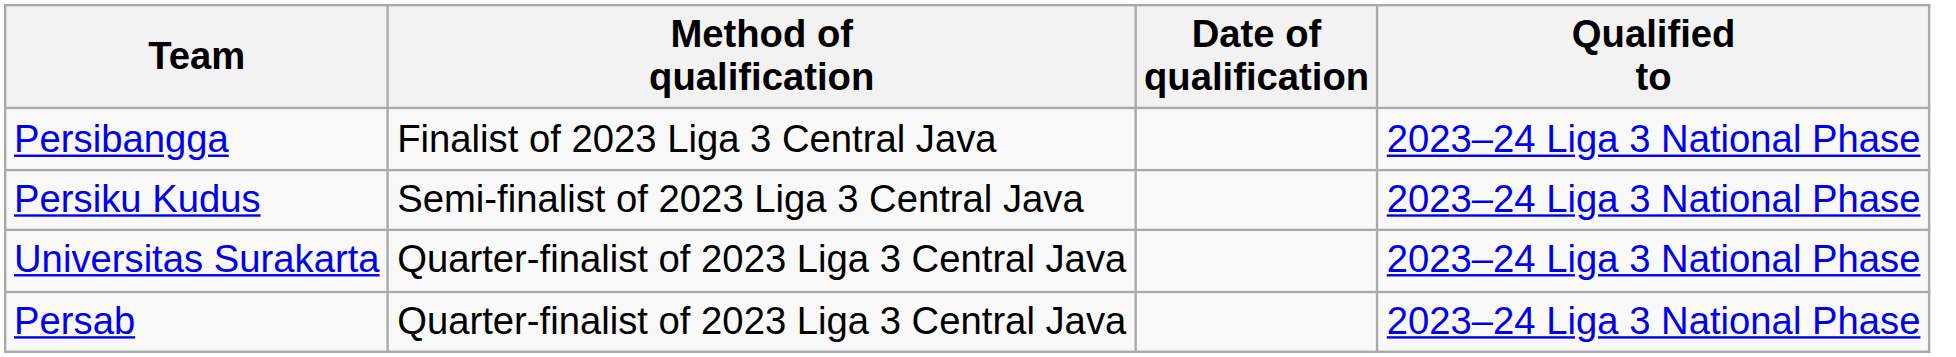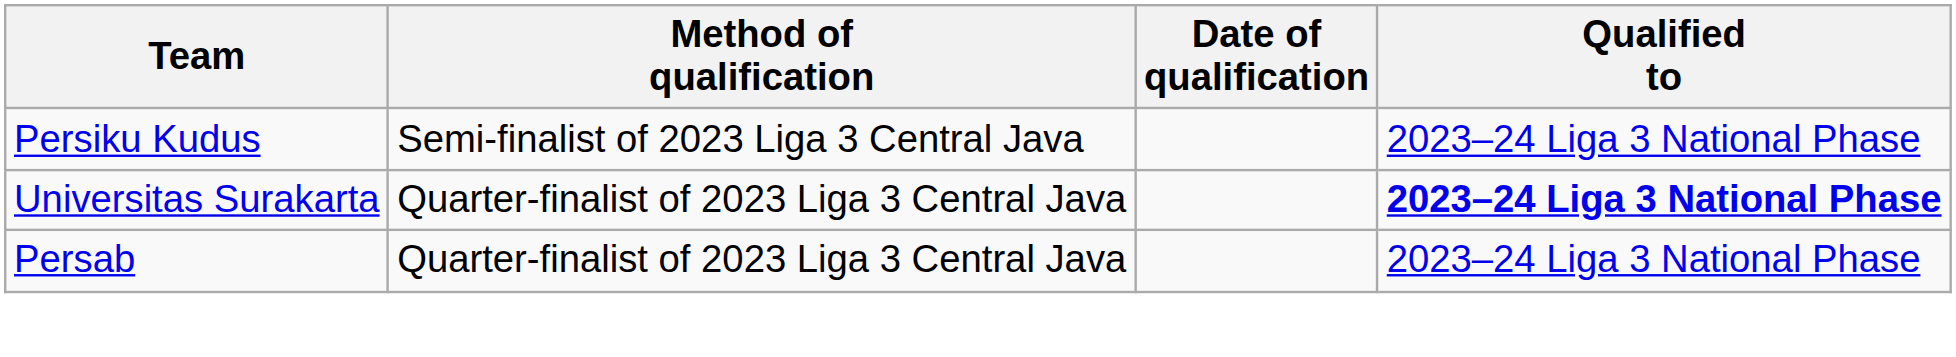- row: (121, 138)
(1654, 259) normal -> (1664, 199) bold
